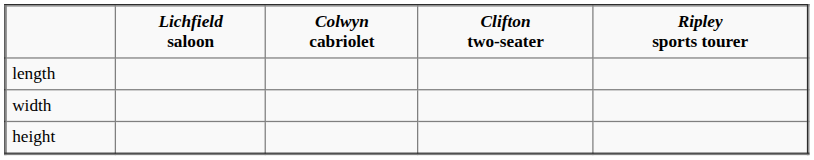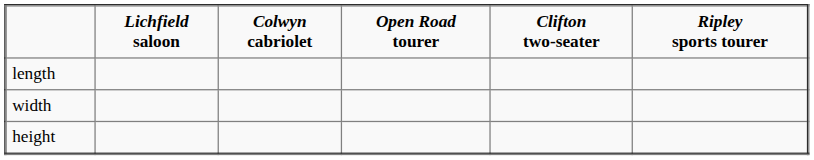+ column: (416, 31)
